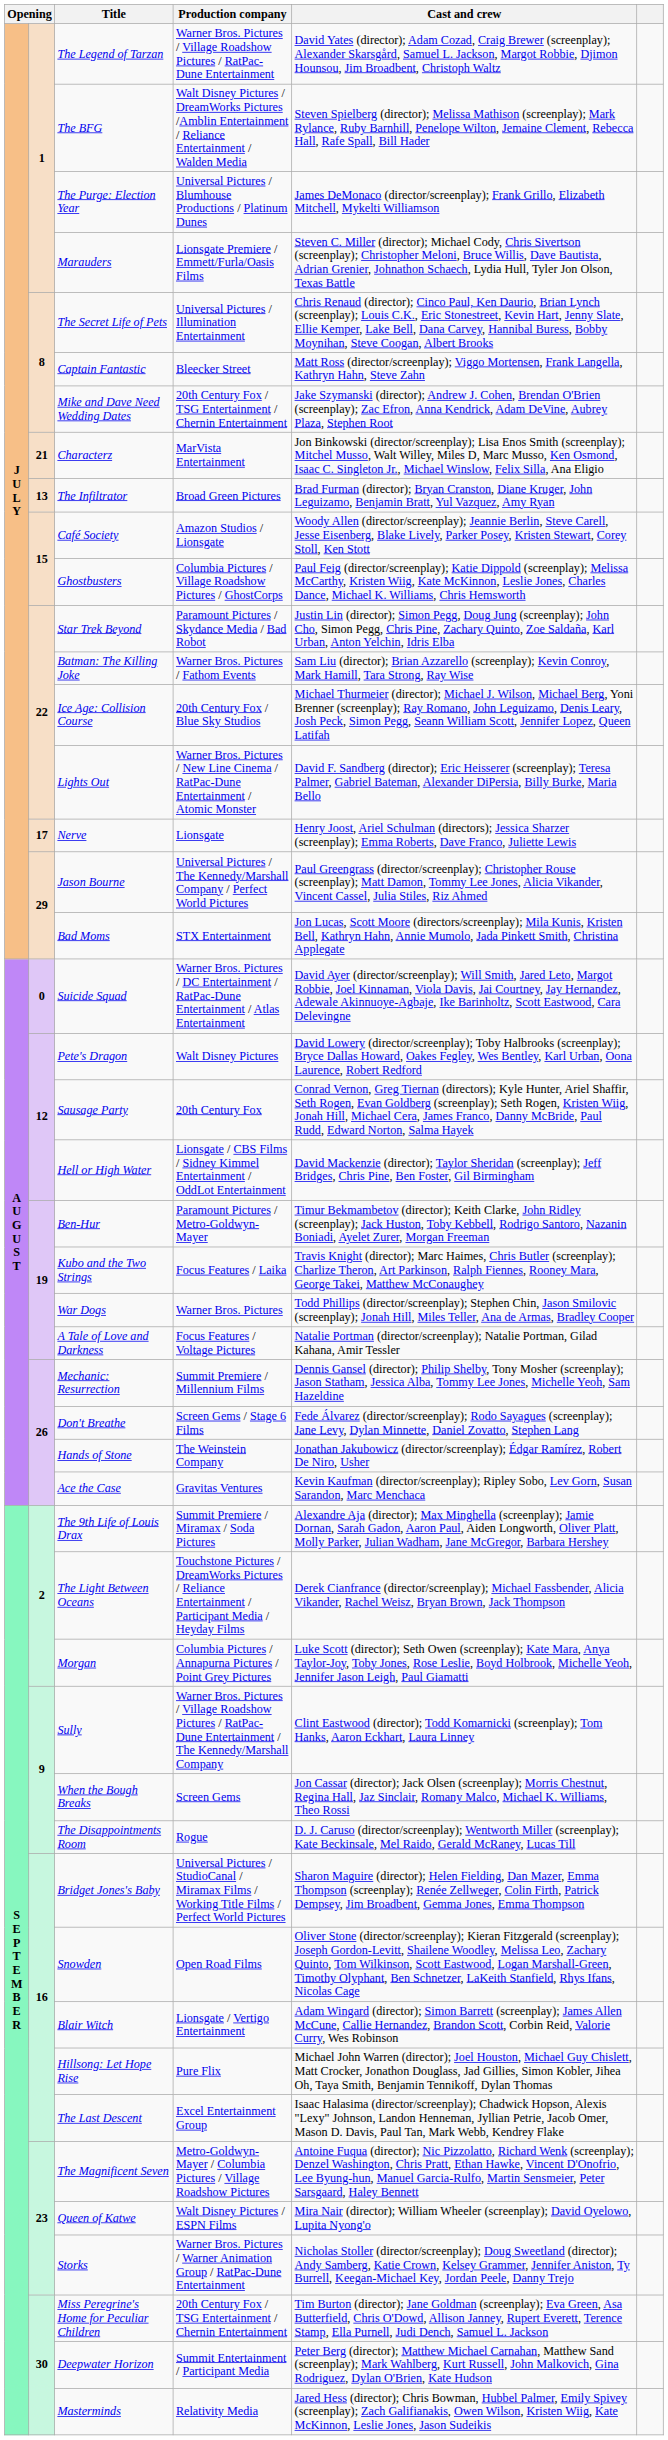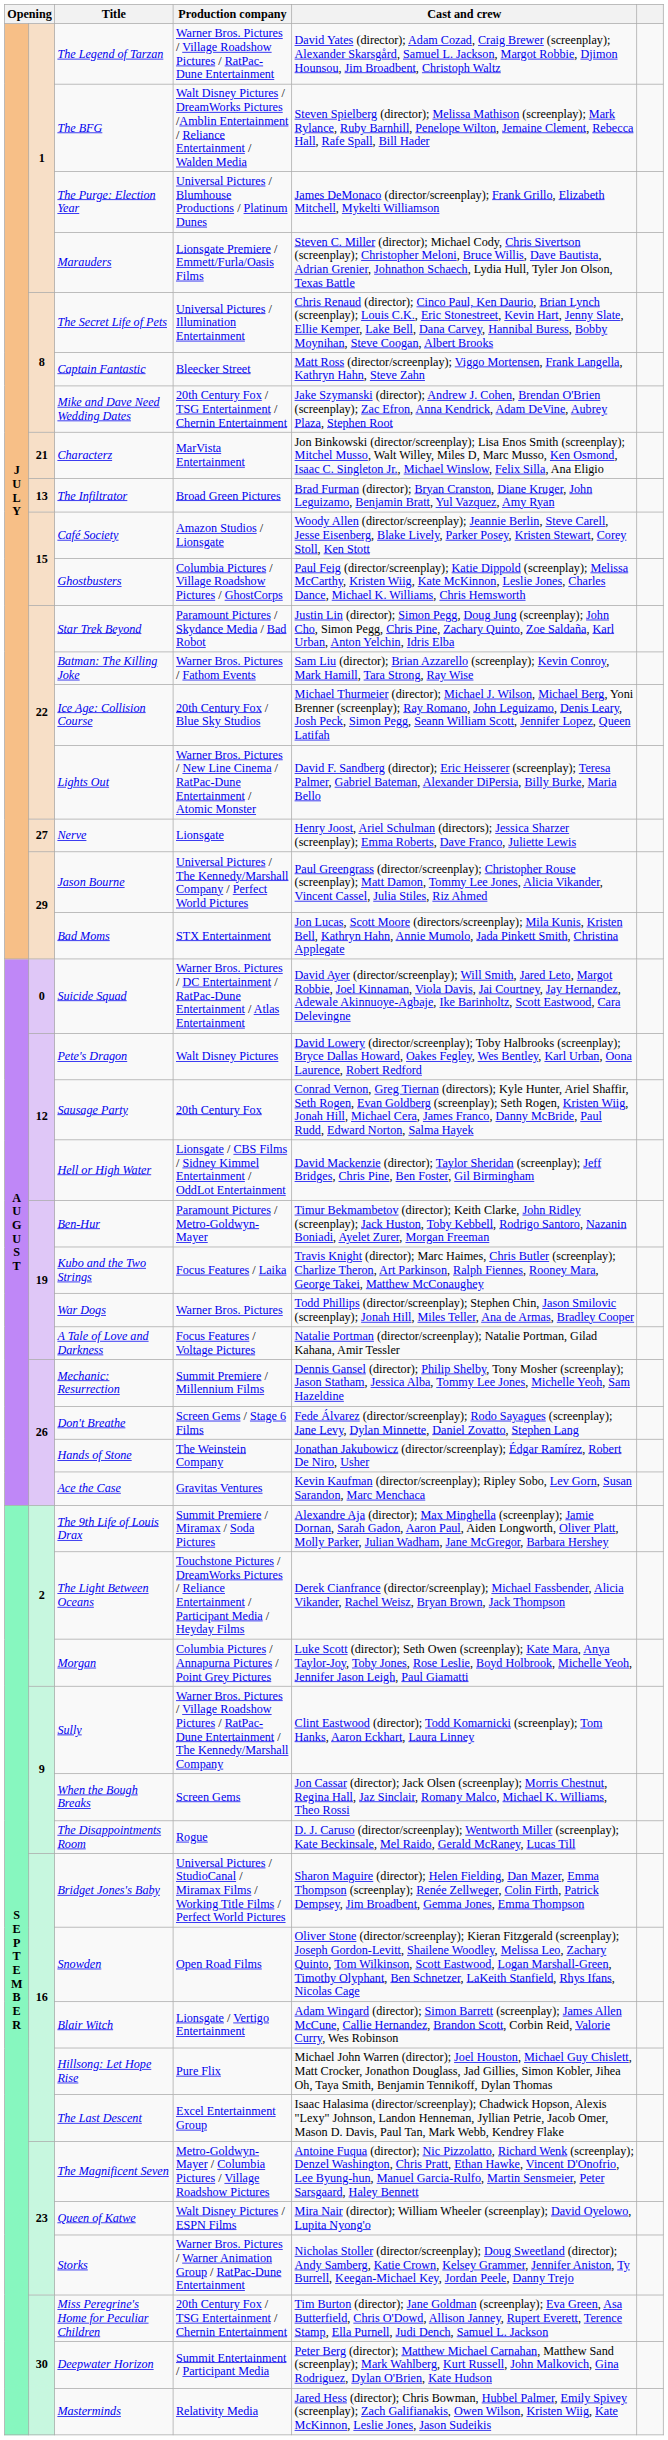(42, 835) 17 -> (42, 835) 27
